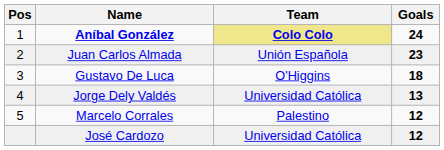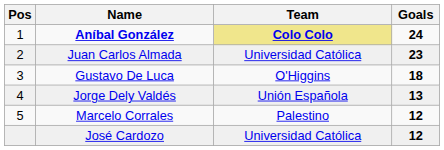(303, 55) Unión Española -> (303, 55) Universidad Católica
(303, 96) Universidad Católica -> (303, 96) Unión Española
